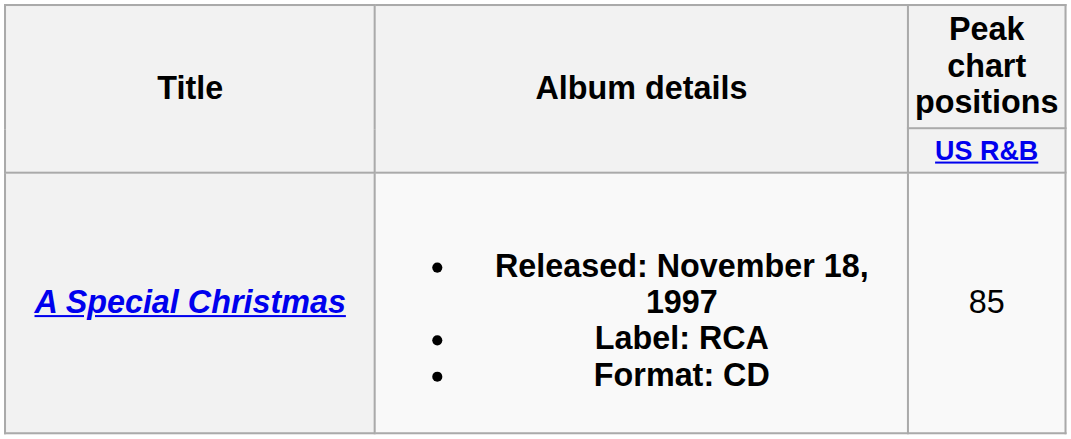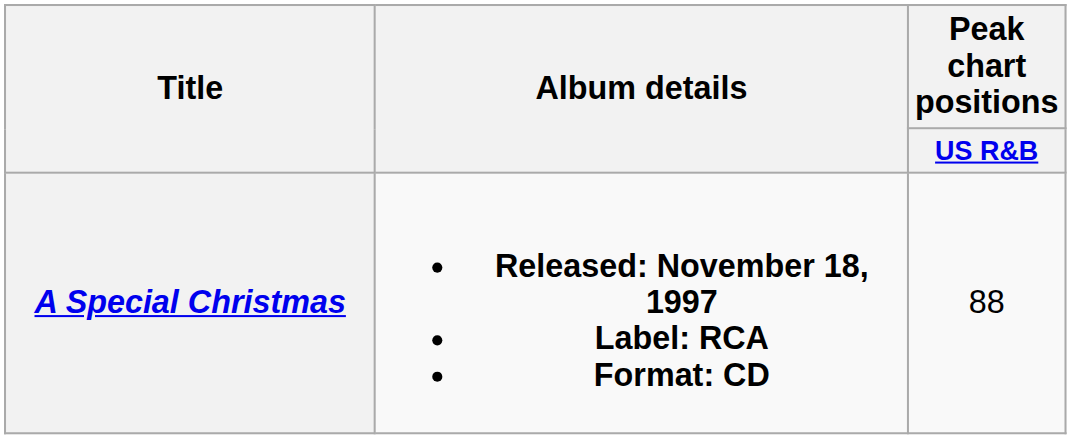(987, 302) 85 -> (987, 302) 88
